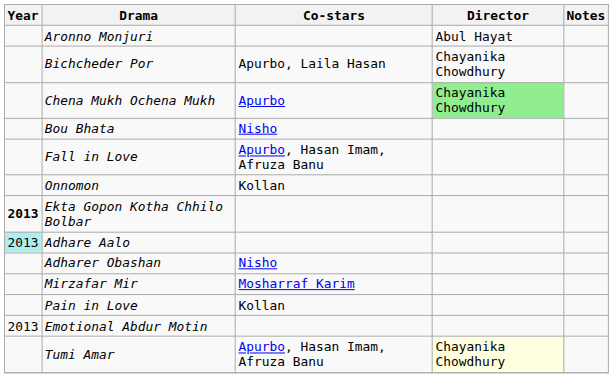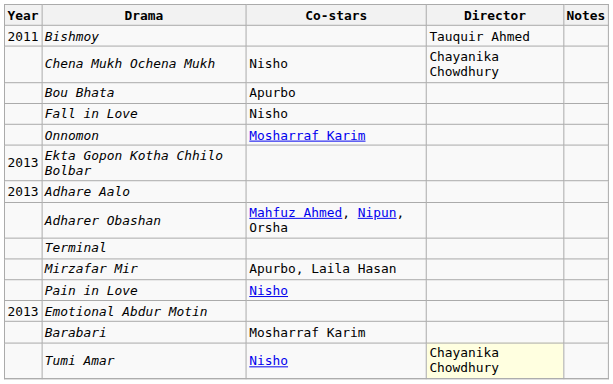+ row: (72, 36)
- row: (99, 36)
- row: (99, 64)
(262, 100) Apurbo -> (269, 64) Nisho
(470, 100) lightgreen background -> (464, 64) no background
(258, 129) Nisho -> (273, 93) Apurbo
(312, 157) Apurbo, Hasan Imam, Afruza Banu -> (269, 114) Nisho
(262, 185) Kollan -> (307, 135) Mosharraf Karim
(23, 214) bold -> (23, 163) normal
(23, 242) paleturquoise background -> (23, 192) no background
(258, 263) Nisho -> (327, 220) Mahfuz Ahmed, Nipun, Orsha
+ row: (76, 248)
(297, 284) Mosharraf Karim -> (323, 269) Apurbo, Laila Hasan
(262, 305) Kollan -> (269, 290) Nisho
+ row: (76, 332)
(312, 354) Apurbo, Hasan Imam, Afruza Banu -> (269, 361) Nisho
